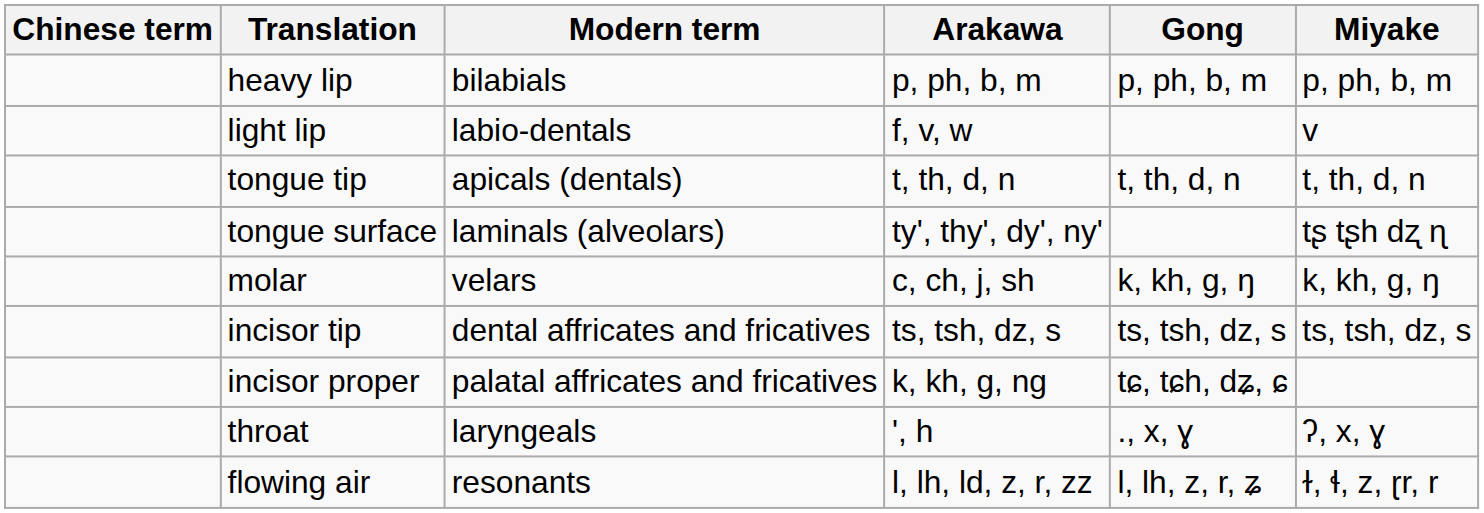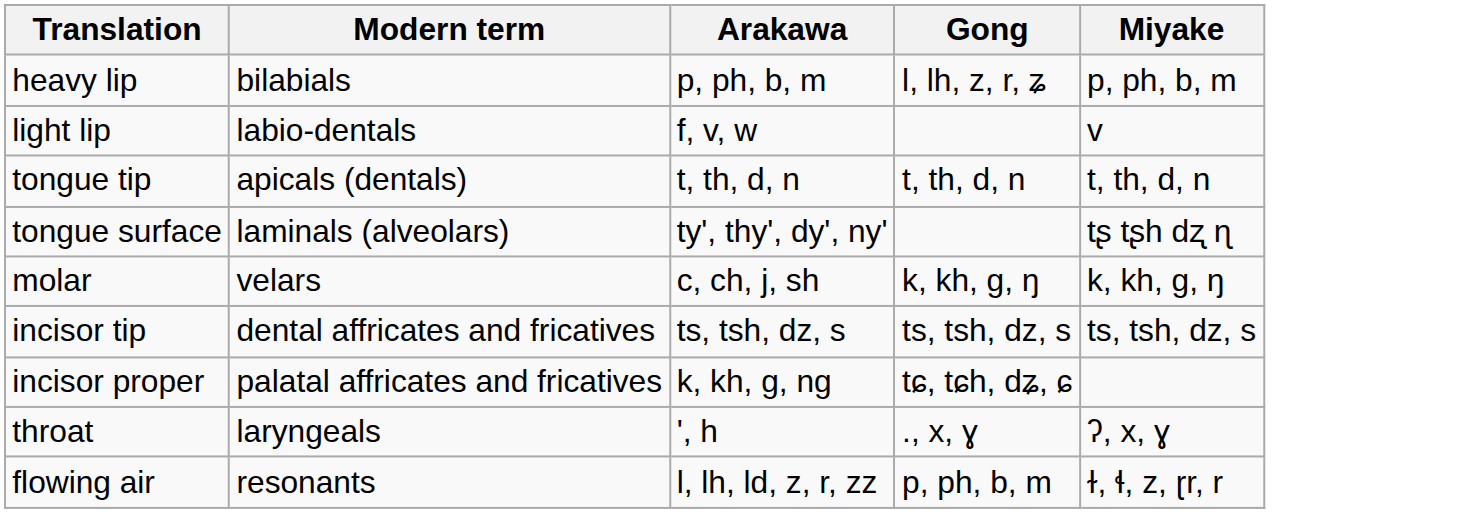- column: (113, 29)
(1192, 79) p, ph, b, m -> (974, 79) l, lh, z, r, ʑ
(1189, 481) l, lh, z, r, ʑ -> (977, 481) p, ph, b, m
